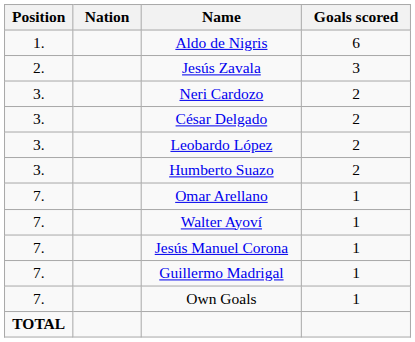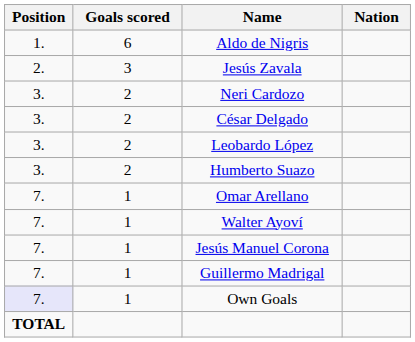columns swapped: (107, 17) <-> (356, 17)
(39, 298) no background -> (39, 298) lavender background
